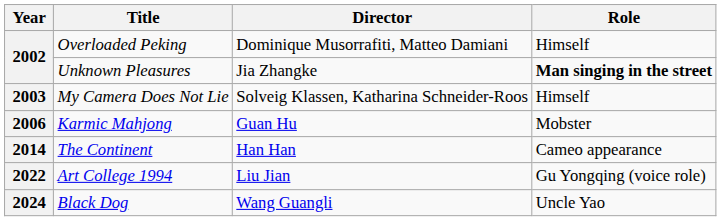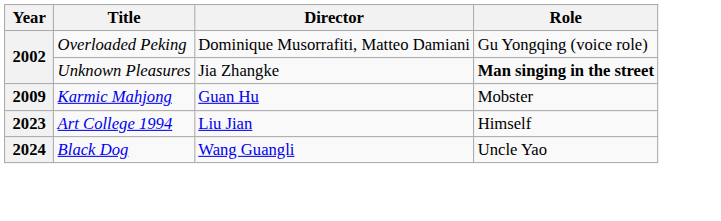(563, 44) Himself -> (563, 44) Gu Yongqing (voice role)
- row: (143, 96)
(29, 123) 2006 -> (29, 96) 2009
- row: (105, 149)
(29, 176) 2022 -> (29, 123) 2023
(621, 176) Gu Yongqing (voice role) -> (504, 123) Himself
